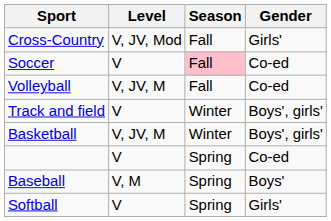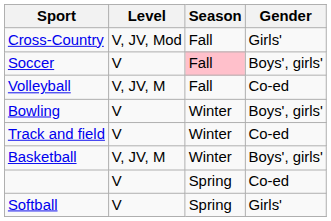(269, 63) Co-ed -> (286, 63) Boys', girls'
+ row: (34, 110)
(286, 110) Boys', girls' -> (269, 134) Co-ed
- row: (36, 181)
